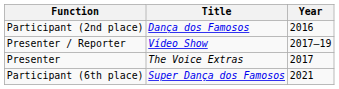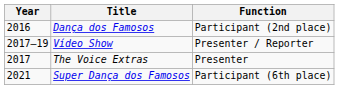columns swapped: (311, 13) <-> (75, 13)
